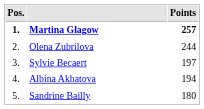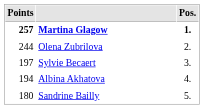columns swapped: (16, 13) <-> (183, 13)
